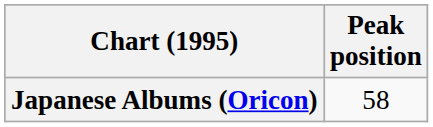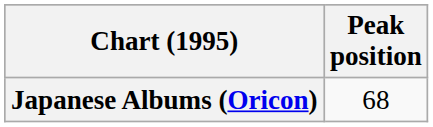(376, 99) 58 -> (376, 99) 68
